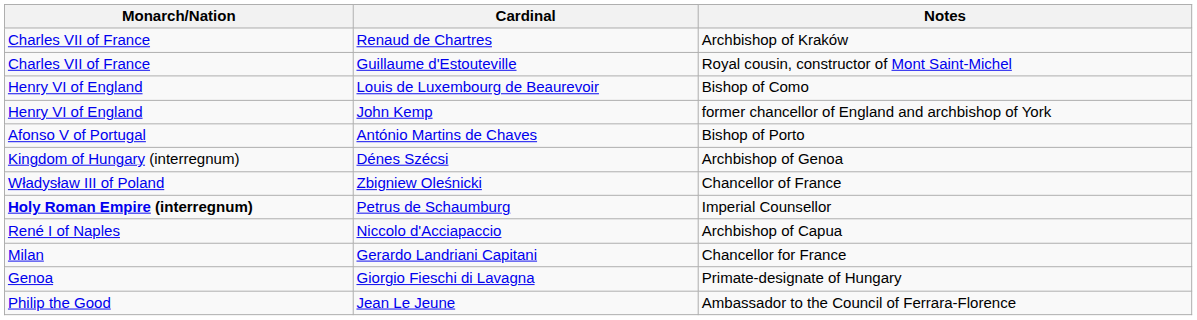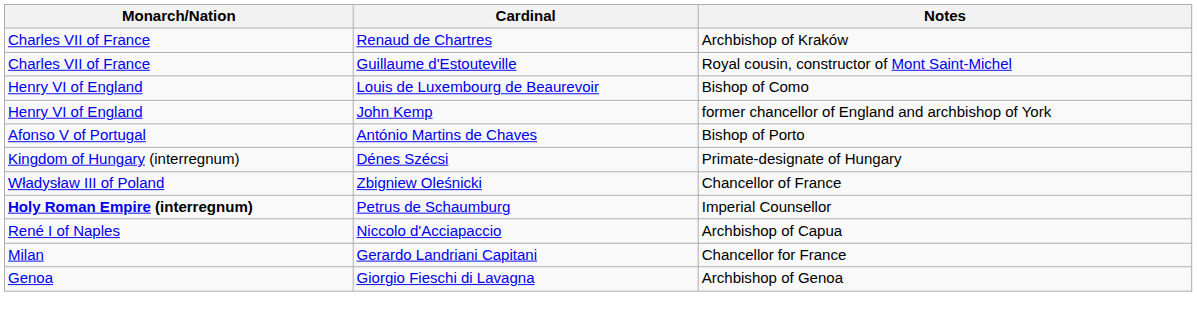(772, 159) Archbishop of Genoa -> (802, 159) Primate-designate of Hungary
(802, 278) Primate-designate of Hungary -> (772, 278) Archbishop of Genoa
- row: (406, 302)
